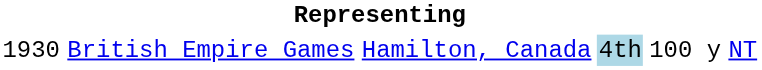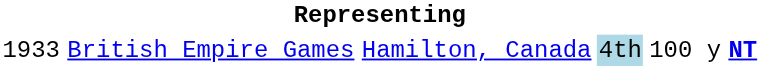(31, 50) 1930 -> (31, 50) 1933
(743, 50) normal -> (743, 50) bold
